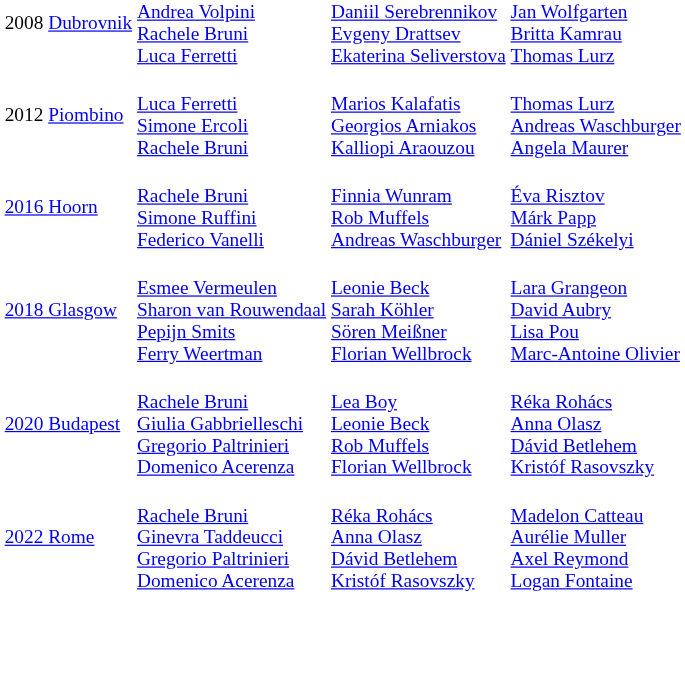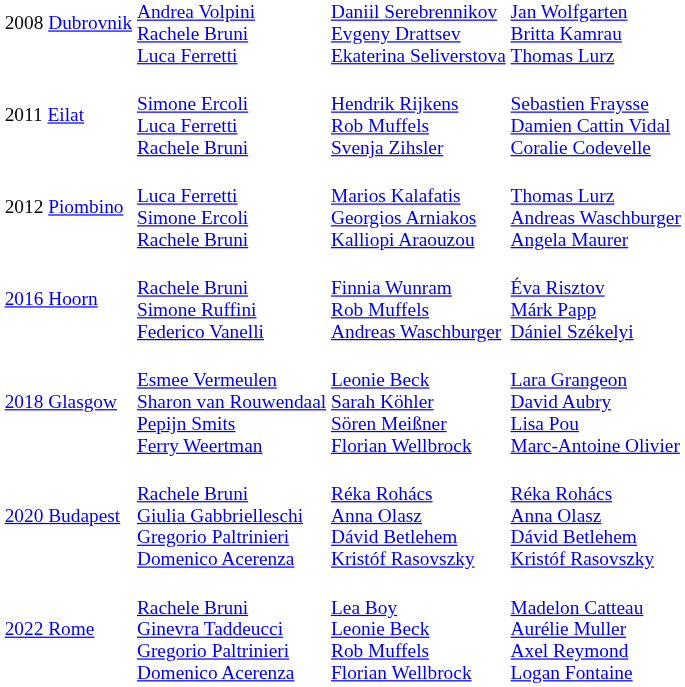+ row: (44, 115)
(401, 434) Lea Boy Leonie Beck Rob Muffels Florian Wellbrock -> (403, 526) Réka Rohács Anna Olasz Dávid Betlehem Kristóf Rasovszky
(403, 548) Réka Rohács Anna Olasz Dávid Betlehem Kristóf Rasovszky -> (401, 640) Lea Boy Leonie Beck Rob Muffels Florian Wellbrock
